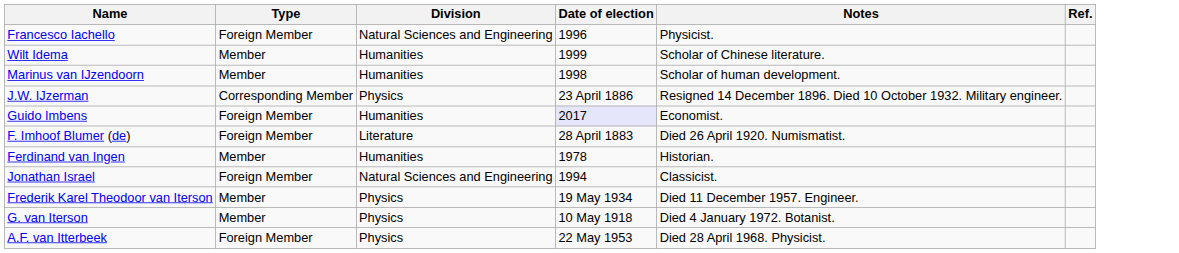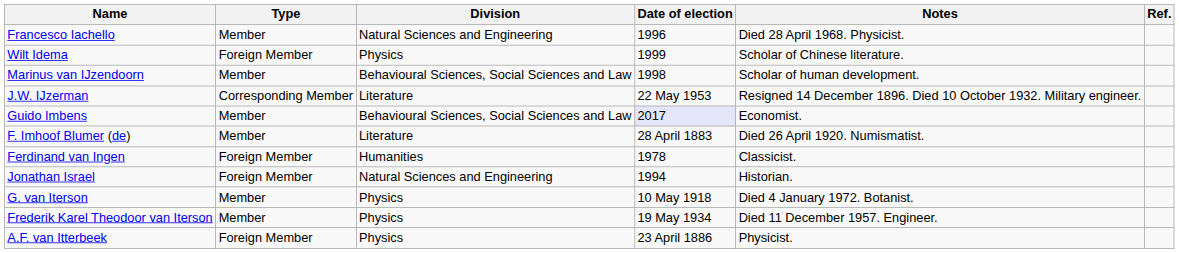(266, 34) Foreign Member -> (242, 34) Member
(687, 34) Physicist. -> (822, 34) Died 28 April 1968. Physicist.
(242, 55) Member -> (266, 55) Foreign Member
(391, 55) Humanities -> (381, 55) Physics
(391, 75) Humanities -> (495, 75) Behavioural Sciences, Social Sciences and Law
(381, 95) Physics -> (386, 95) Literature
(596, 95) 23 April 1886 -> (674, 95) 22 May 1953
(266, 116) Foreign Member -> (242, 116) Member
(391, 116) Humanities -> (495, 116) Behavioural Sciences, Social Sciences and Law
(266, 136) Foreign Member -> (242, 136) Member
(242, 156) Member -> (266, 156) Foreign Member
(687, 156) Historian. -> (767, 156) Classicist.
(688, 177) Classicist. -> (766, 177) Historian.
rows swapped: (48, 217) <-> (110, 197)
(595, 237) 22 May 1953 -> (675, 237) 23 April 1886
(743, 237) Died 28 April 1968. Physicist. -> (766, 237) Physicist.
